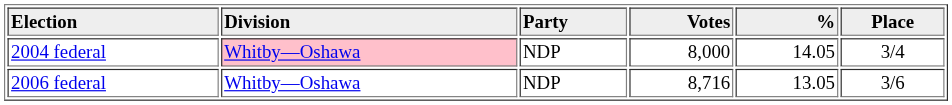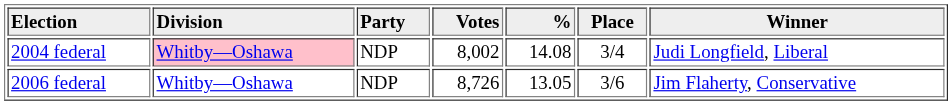+ column: (797, 21)
(709, 52) 8,000 -> (478, 52) 8,002
(814, 52) 14.05 -> (550, 52) 14.08
(709, 82) 8,716 -> (478, 82) 8,726
